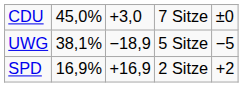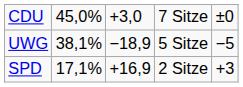(79, 69) 16,9% -> (79, 69) 17,1%
(225, 69) +2 -> (225, 69) +3
